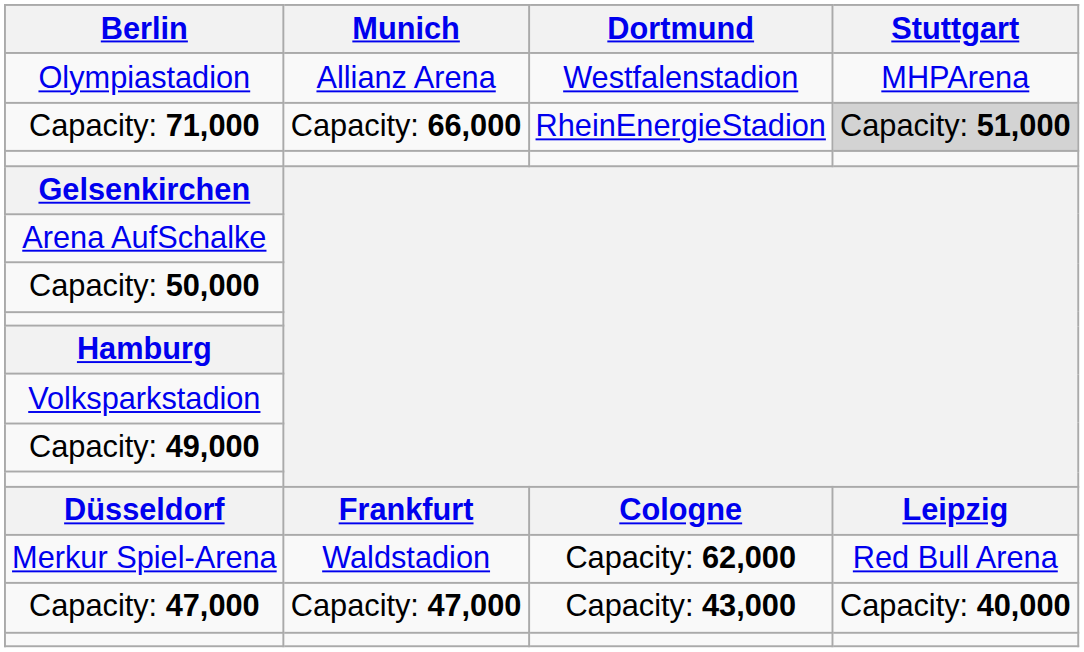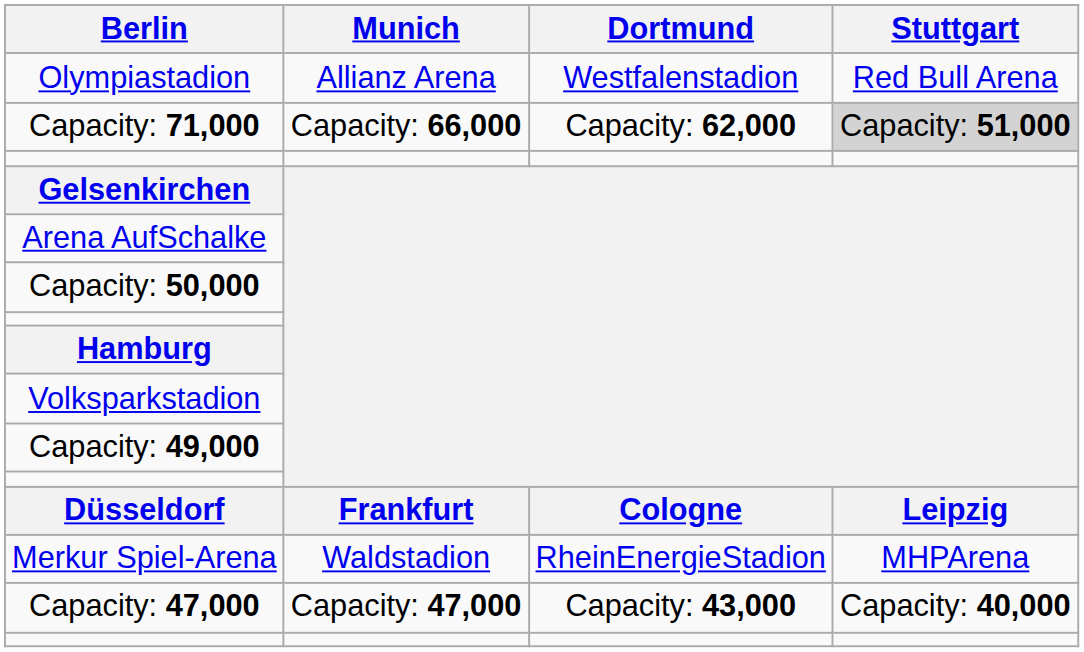(955, 77) MHPArena -> (955, 77) Red Bull Arena
(681, 126) RheinEnergieStadion -> (681, 126) Capacity: 62,000
(681, 558) Capacity: 62,000 -> (681, 558) RheinEnergieStadion
(955, 558) Red Bull Arena -> (955, 558) MHPArena
